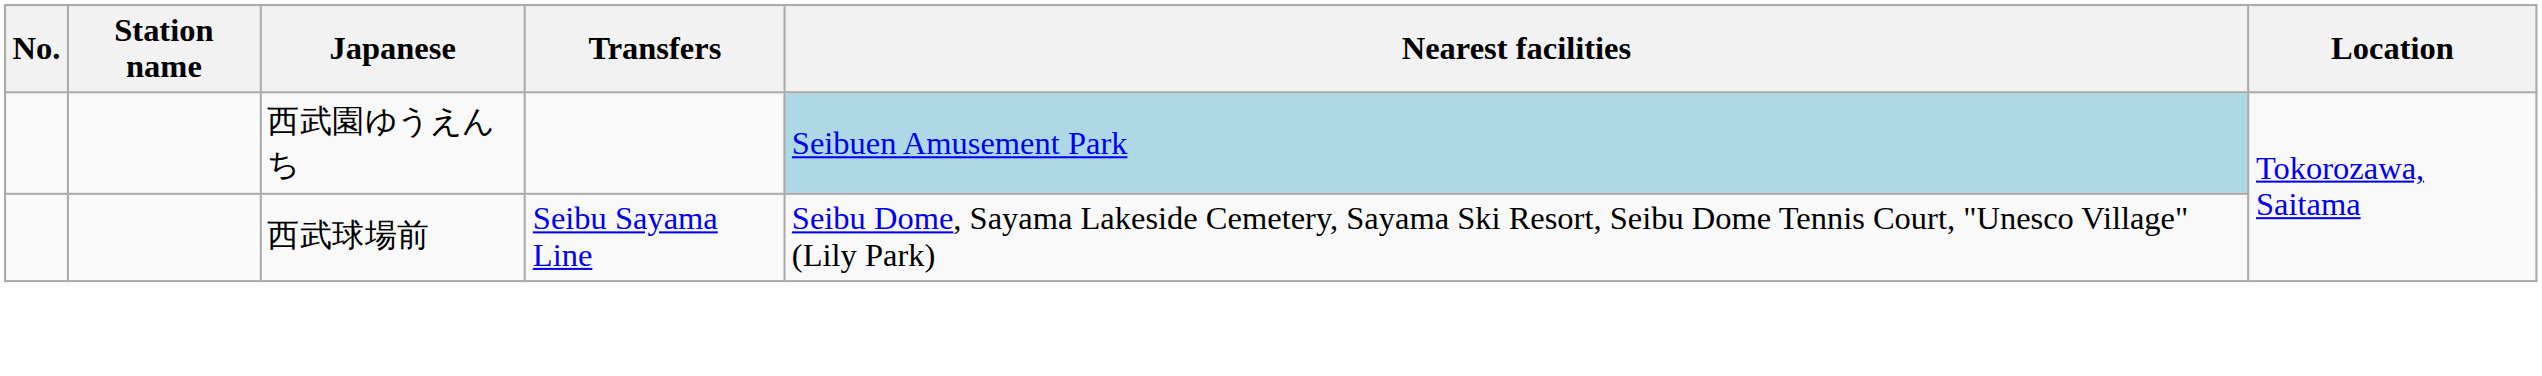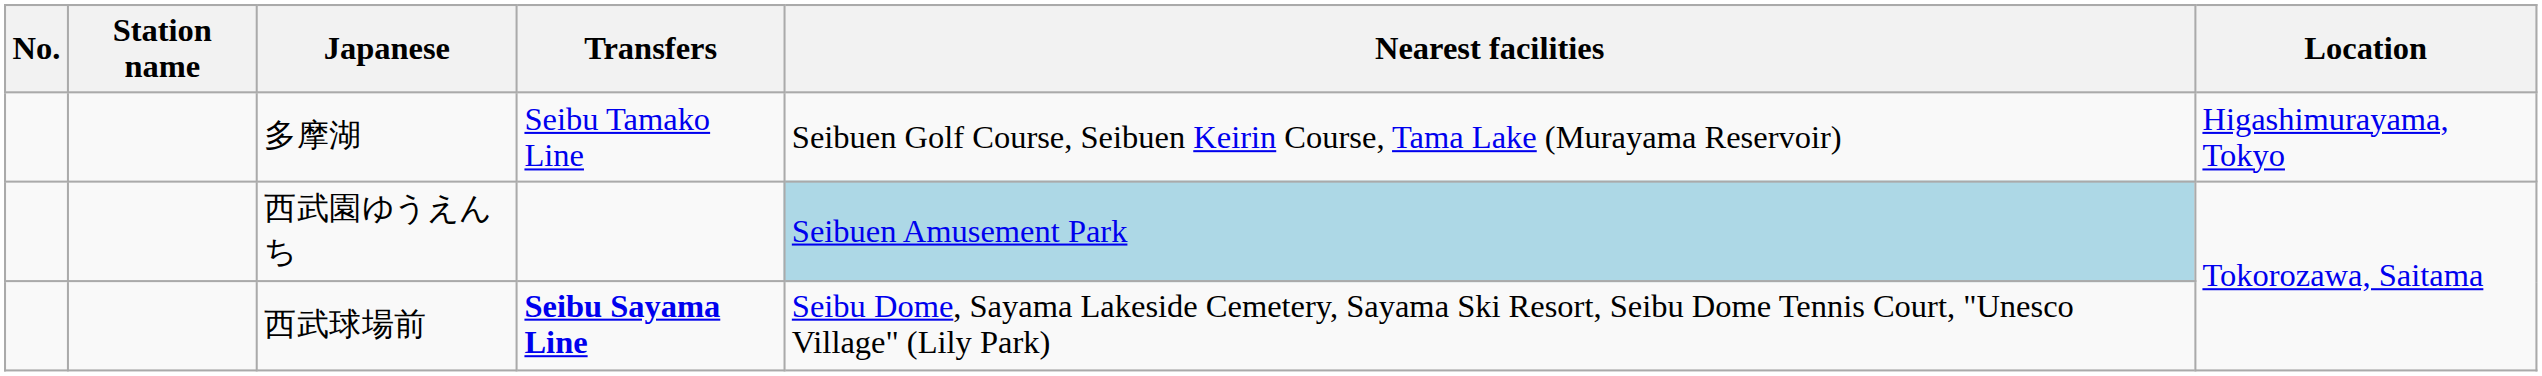+ row: (313, 135)
(625, 236) normal -> (622, 324) bold
